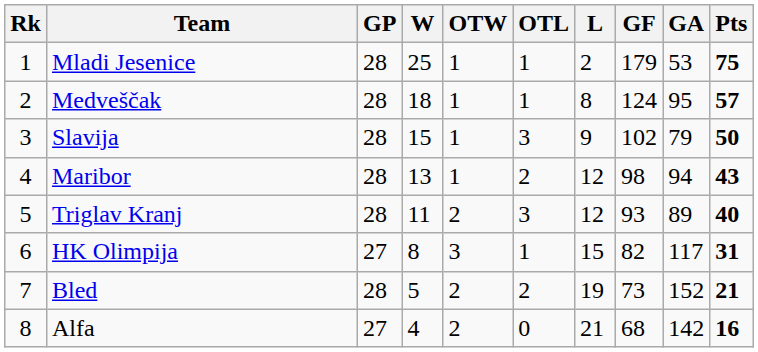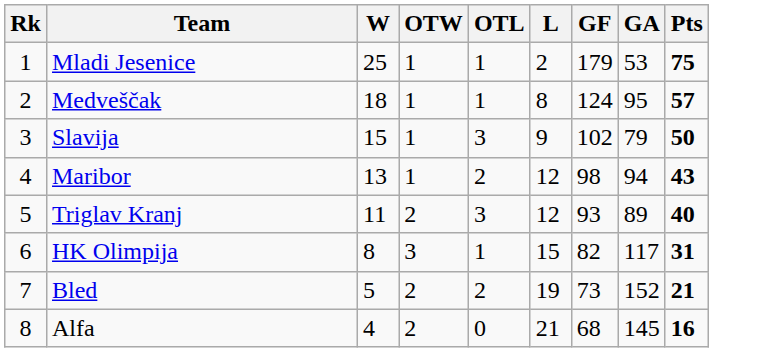- column: (380, 23)
(686, 328) 142 -> (642, 328) 145
